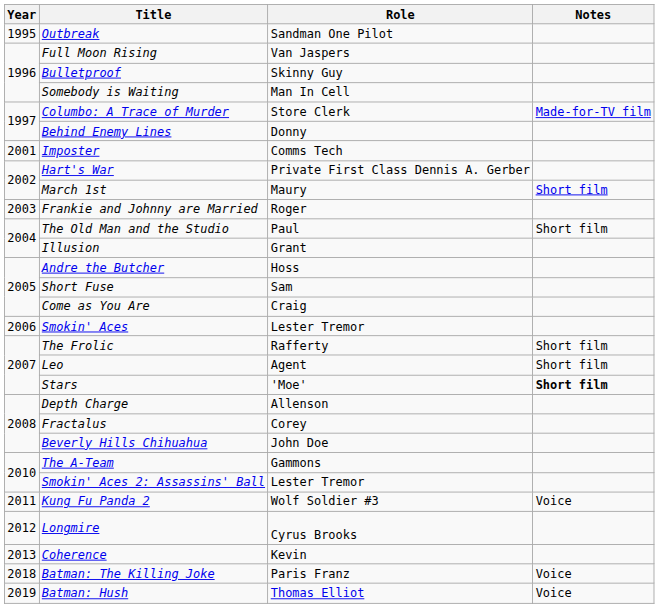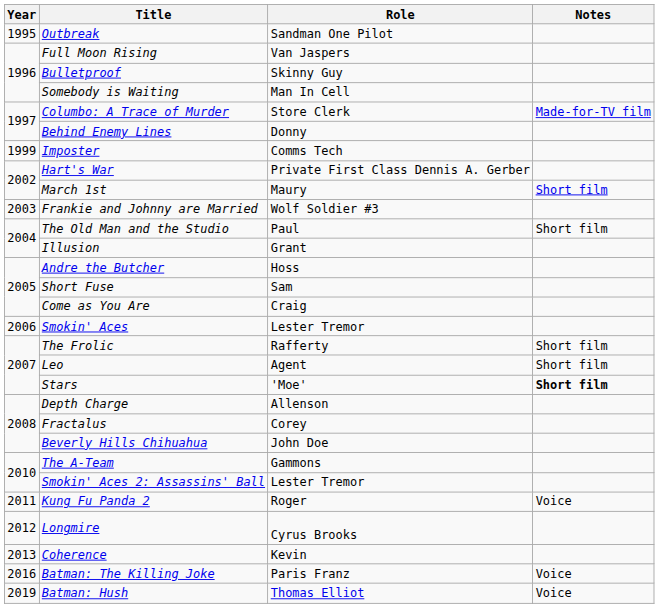(22, 151) 2001 -> (22, 151) 1999
(289, 209) Roger -> (325, 209) Wolf Soldier #3
(325, 502) Wolf Soldier #3 -> (289, 502) Roger
(22, 574) 2018 -> (22, 574) 2016
